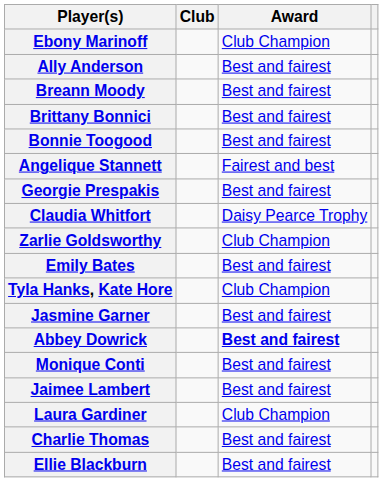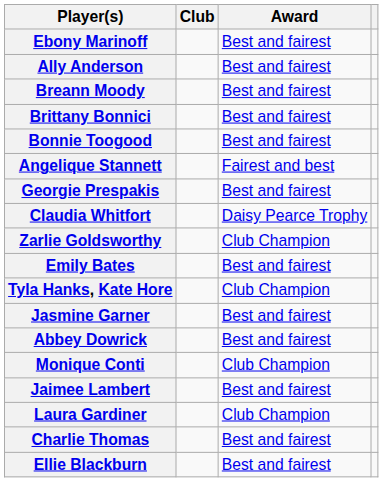(276, 41) Club Champion -> (276, 41) Best and fairest
(281, 340) bold -> (276, 340) normal
(276, 365) Best and fairest -> (276, 365) Club Champion
